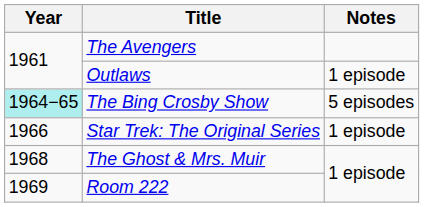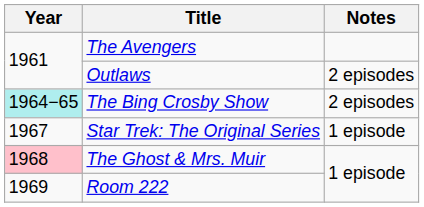(367, 74) 1 episode -> (371, 74) 2 episodes
(371, 103) 5 episodes -> (371, 103) 2 episodes
(28, 131) 1966 -> (28, 131) 1967
(28, 159) no background -> (28, 159) pink background
